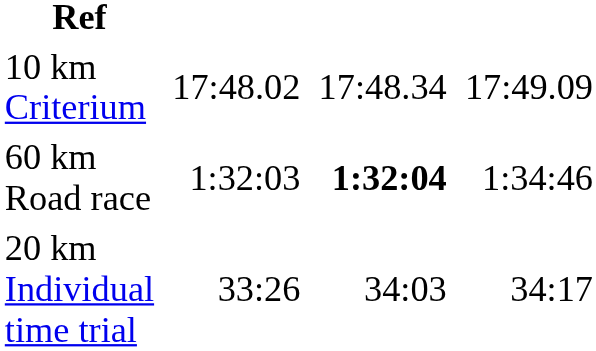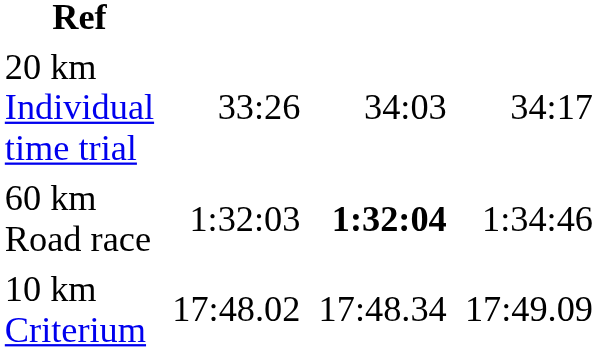rows swapped: (79, 289) <-> (75, 86)
